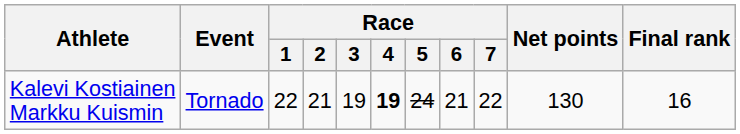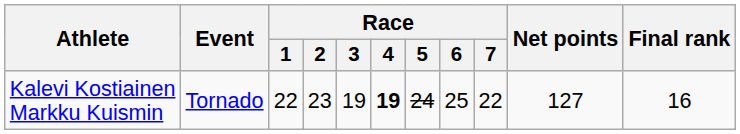(320, 101) 21 -> (320, 101) 23
(456, 101) 21 -> (456, 101) 25
(566, 101) 130 -> (566, 101) 127
